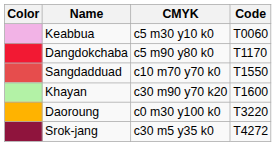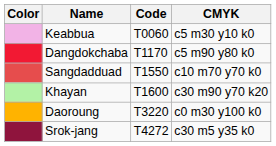columns swapped: (181, 14) <-> (251, 14)
